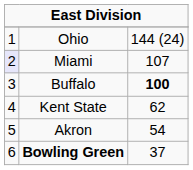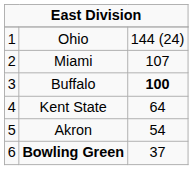(12, 61) lavender background -> (12, 61) no background
(157, 107) 62 -> (157, 107) 64
